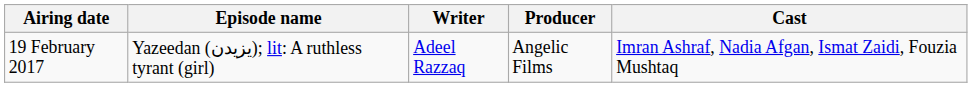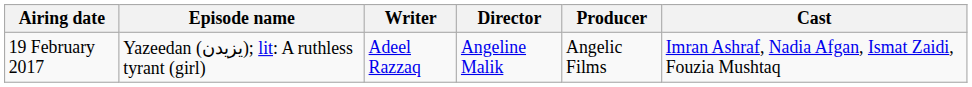+ column: (509, 18)
